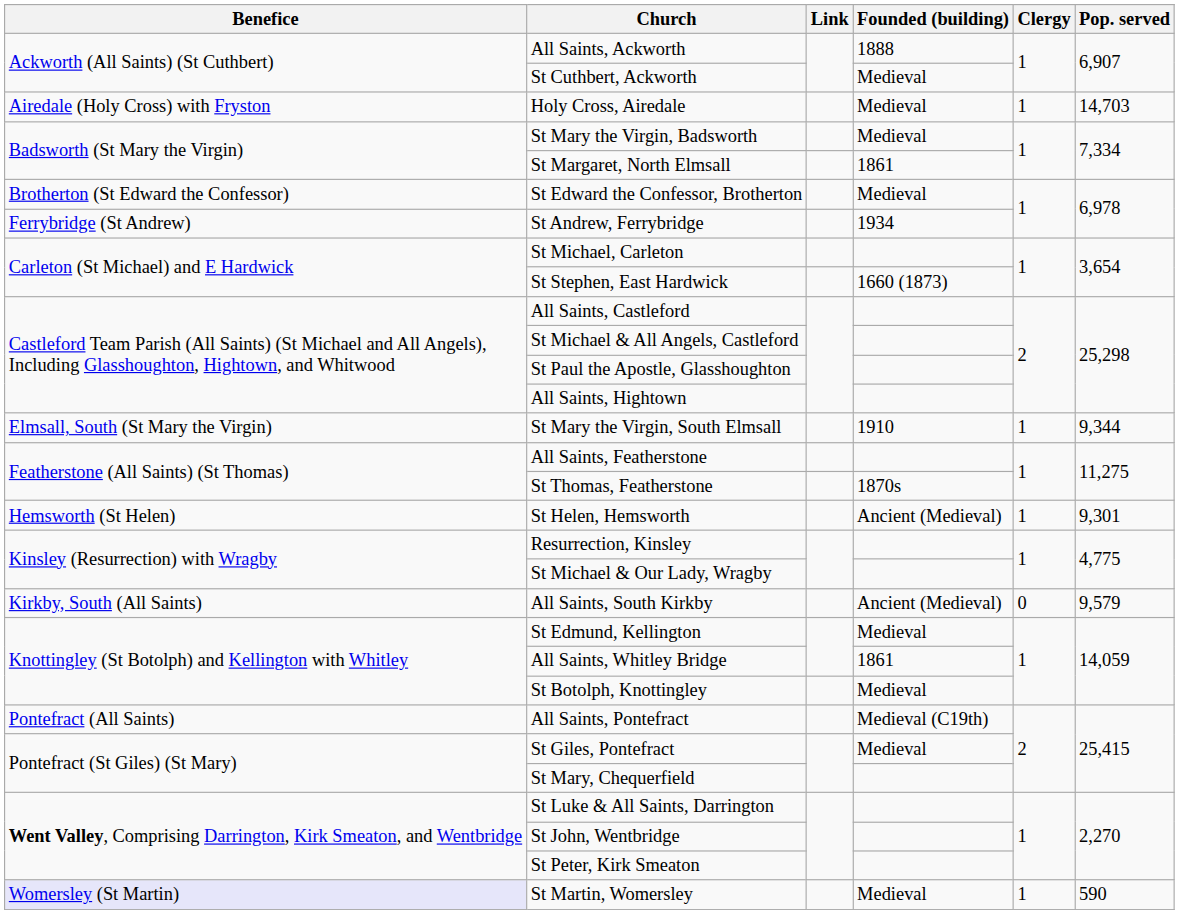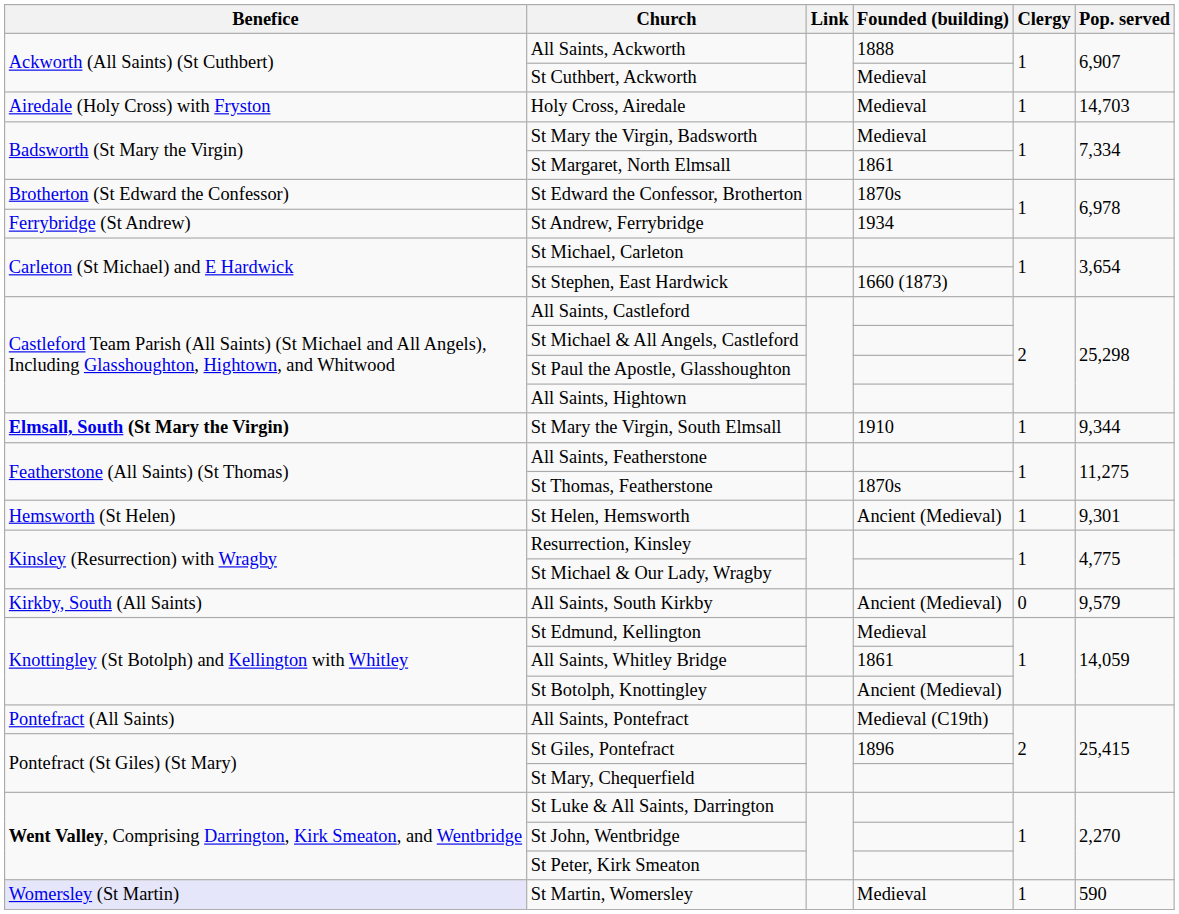(892, 194) Medieval -> (879, 194) 1870s
(140, 427) normal -> (149, 427) bold
(892, 690) Medieval -> (929, 690) Ancient (Medieval)
(892, 748) Medieval -> (876, 748) 1896
